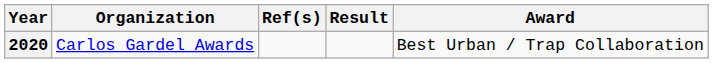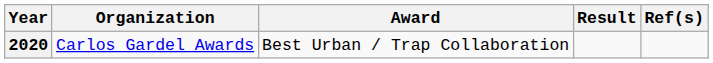columns swapped: (550, 18) <-> (292, 18)
